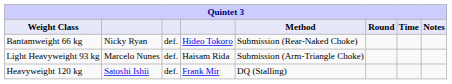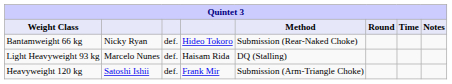(300, 56) Submission (Arm-Triangle Choke) -> (262, 56) DQ (Stalling)
(262, 71) DQ (Stalling) -> (300, 71) Submission (Arm-Triangle Choke)
